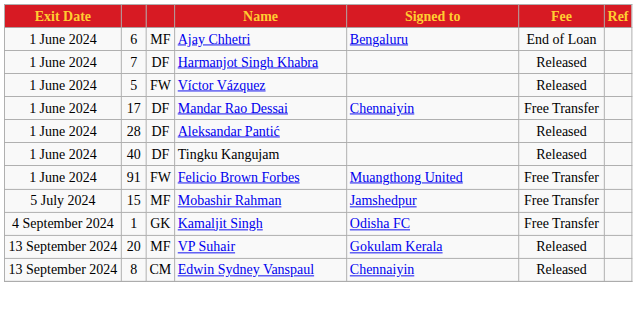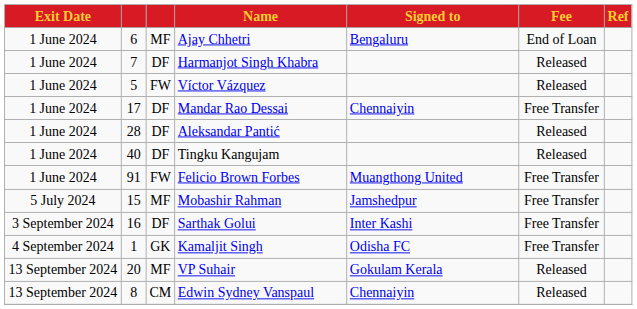+ row: (217, 223)
